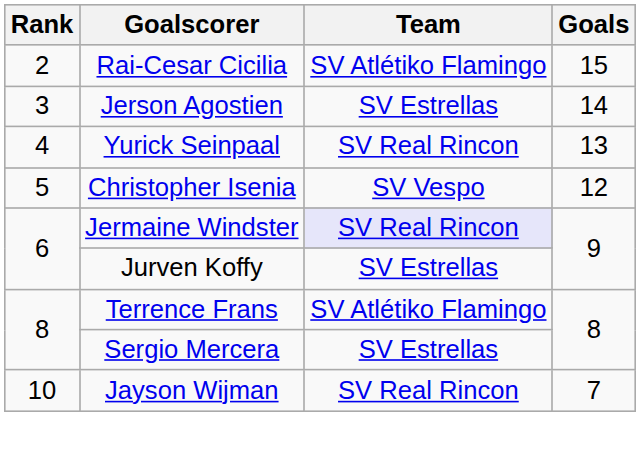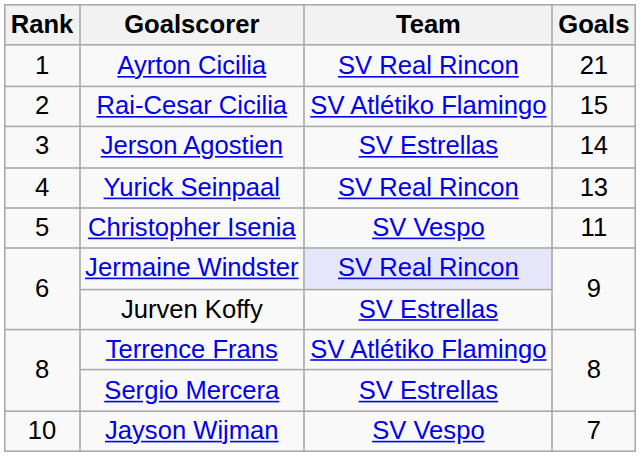+ row: (192, 65)
(594, 187) 12 -> (594, 227) 11
(428, 390) SV Real Rincon -> (428, 430) SV Vespo
